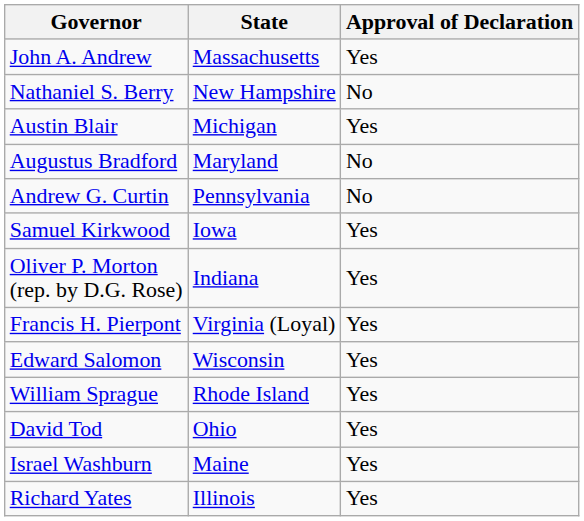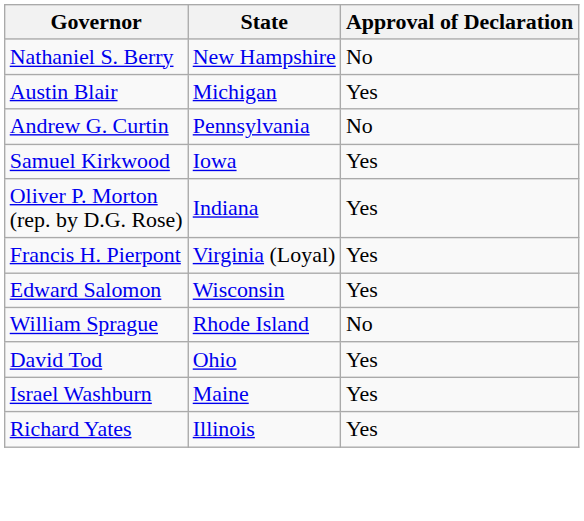- row: (81, 56)
- row: (93, 160)
(362, 394) Yes -> (359, 324) No
